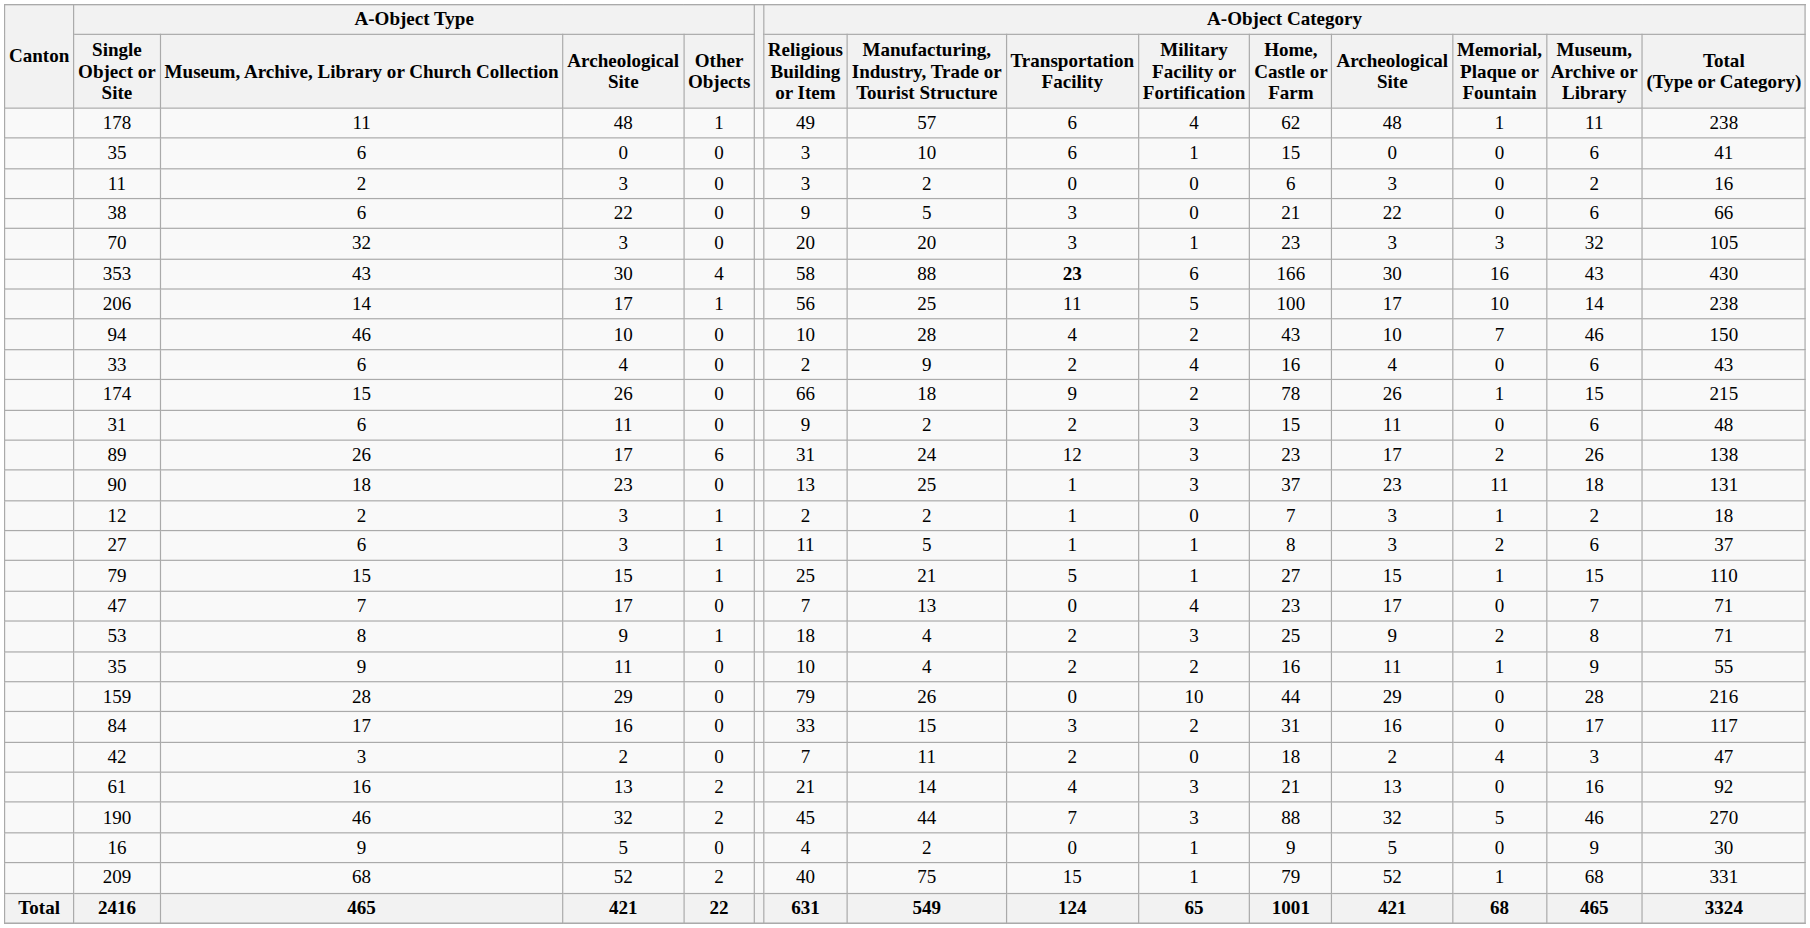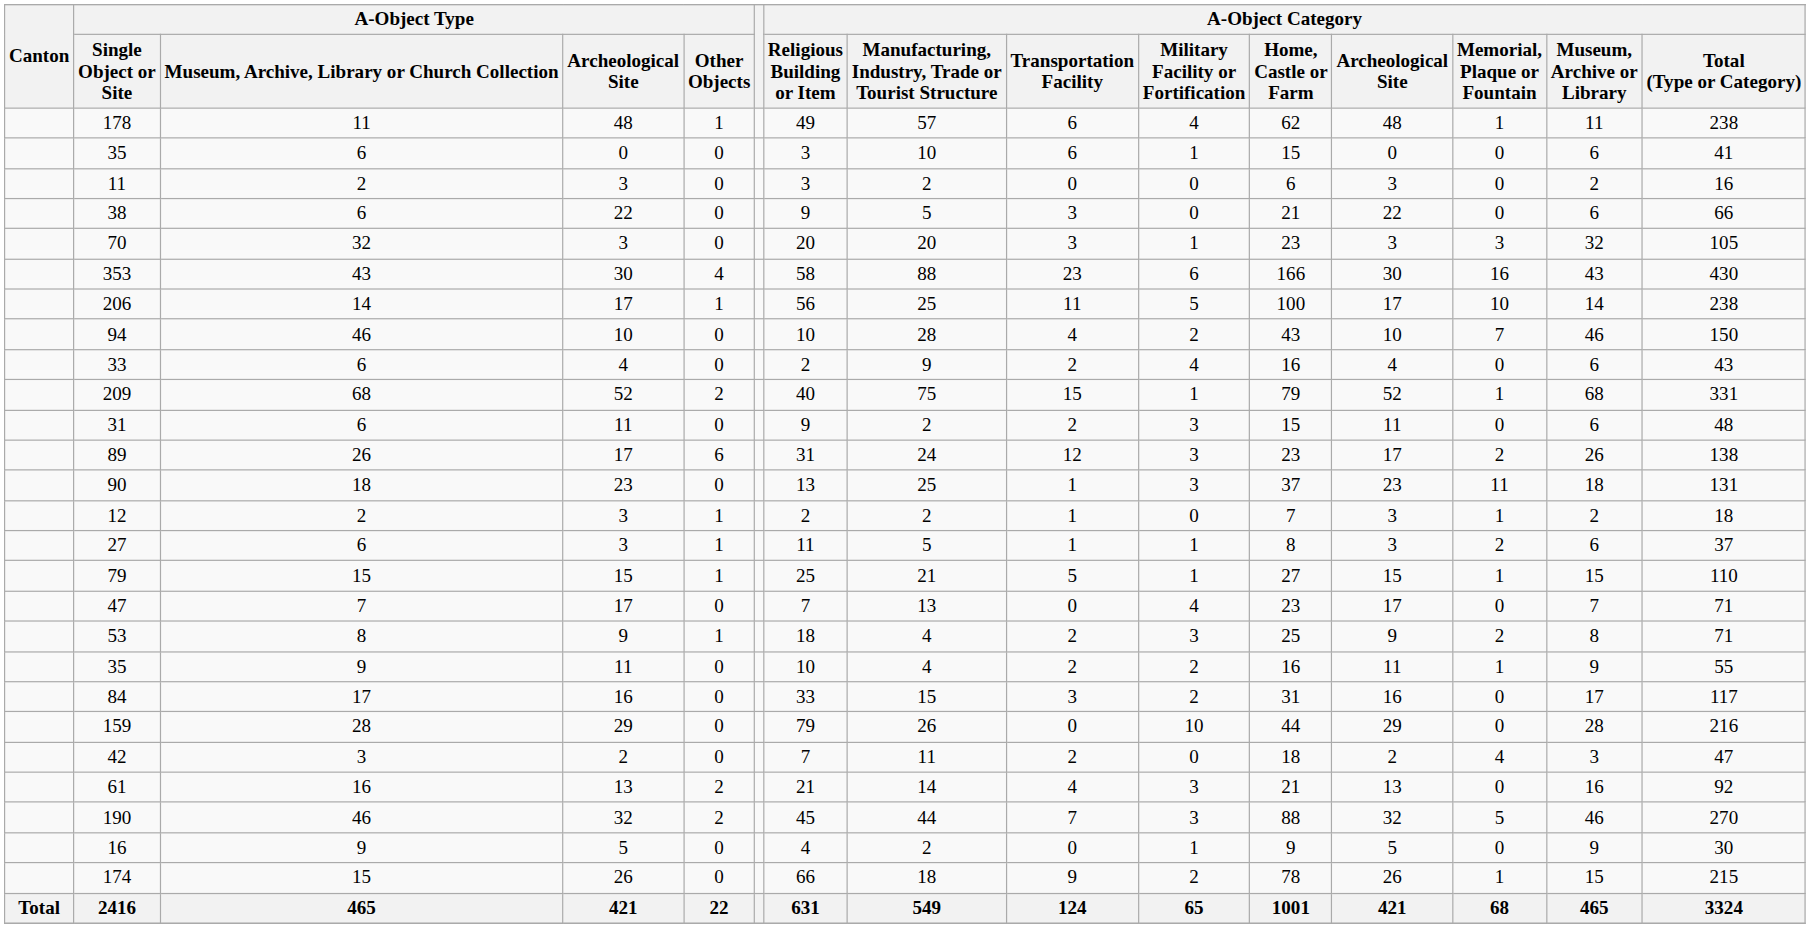(1072, 273) bold -> (1072, 273) normal
rows swapped: (117, 394) <-> (117, 877)
rows swapped: (117, 726) <-> (117, 696)
